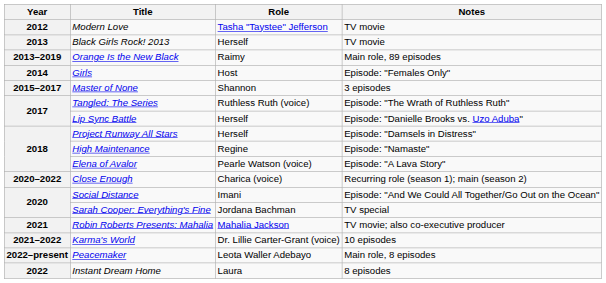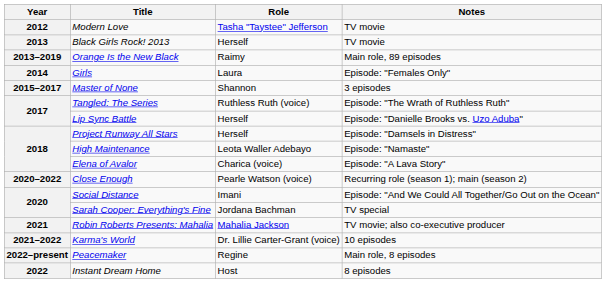(227, 73) Host -> (230, 73) Laura
(233, 149) Regine -> (264, 149) Leota Waller Adebayo
(265, 164) Pearle Watson (voice) -> (250, 164) Charica (voice)
(250, 179) Charica (voice) -> (265, 179) Pearle Watson (voice)
(264, 255) Leota Waller Adebayo -> (233, 255) Regine
(230, 270) Laura -> (227, 270) Host
